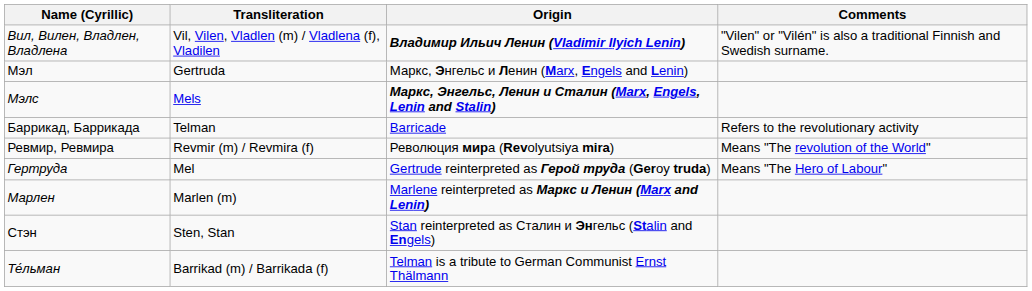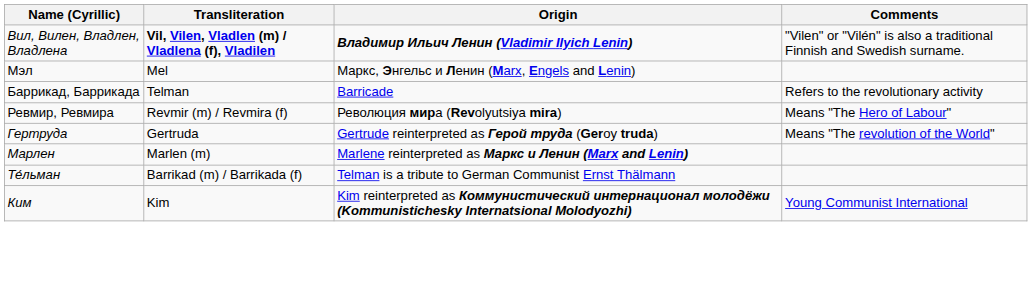(277, 43) normal -> (217, 43) bold
(199, 71) Gertruda -> (157, 71) Mel
- row: (23, 99)
(826, 148) Means "The revolution of the World" -> (868, 112) Means "The Hero of Labour"
(184, 169) Mel -> (173, 133) Gertruda
(804, 169) Means "The Hero of Labour" -> (890, 133) Means "The revolution of the World"
- row: (22, 233)
+ row: (19, 203)
